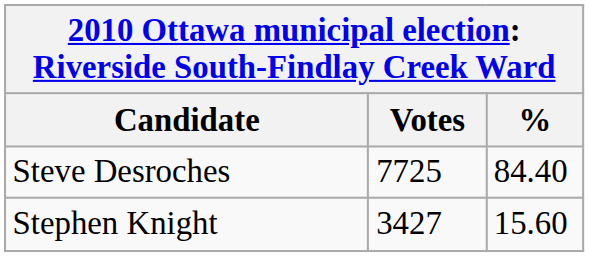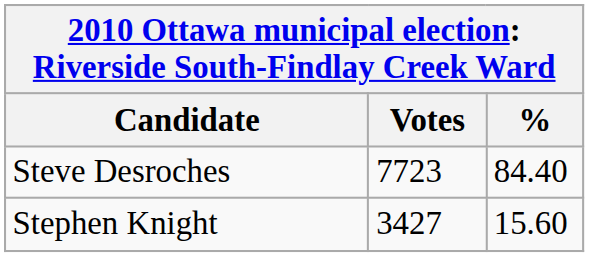(409, 171) 7725 -> (409, 171) 7723
